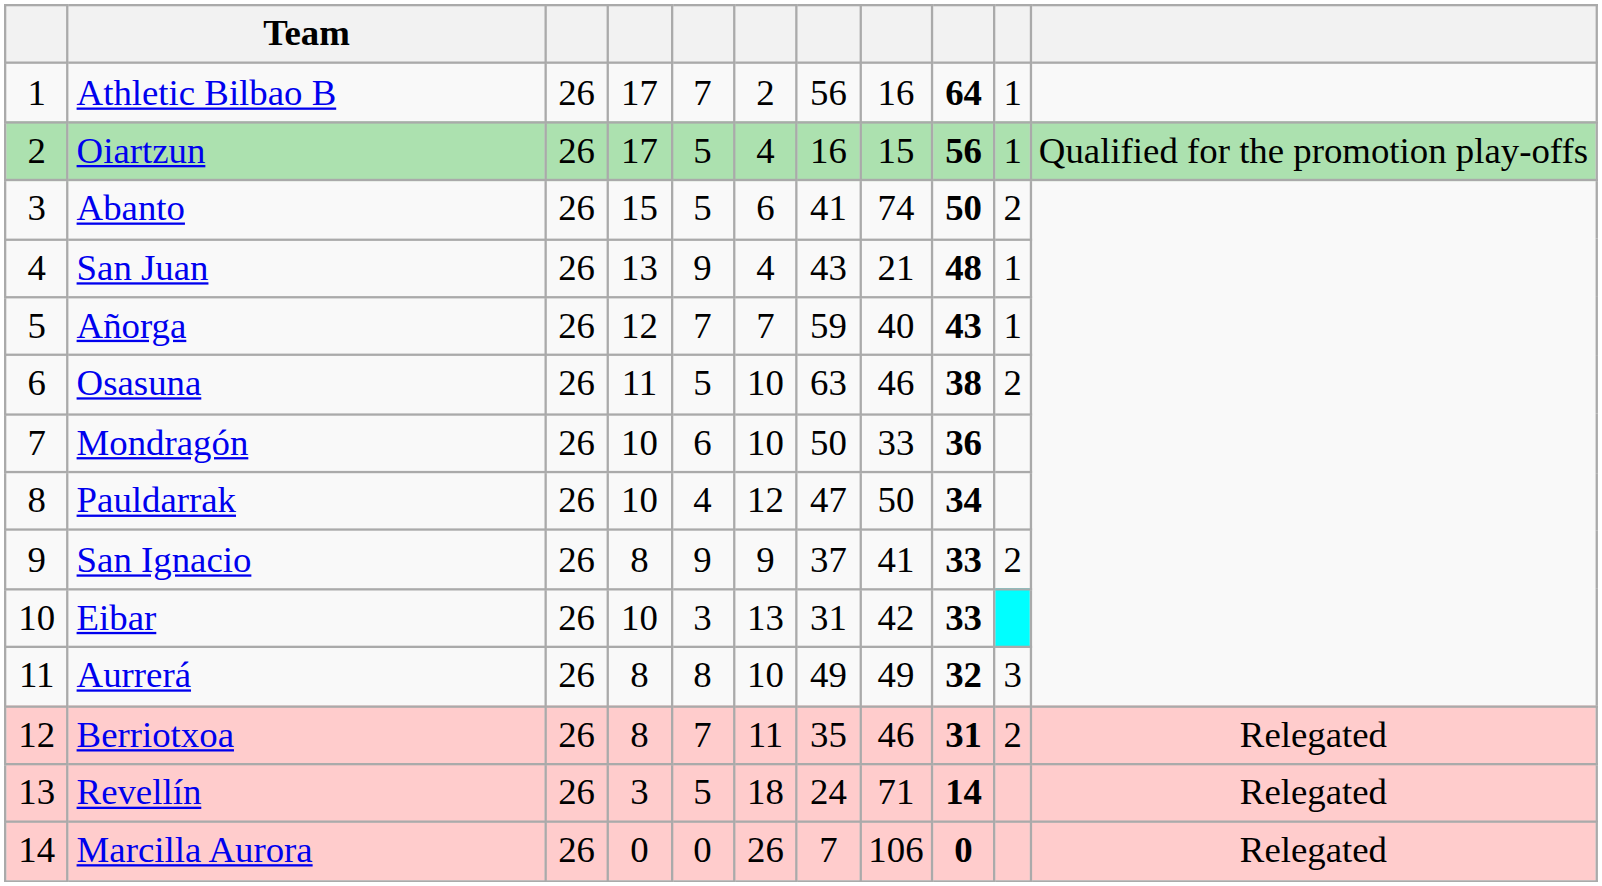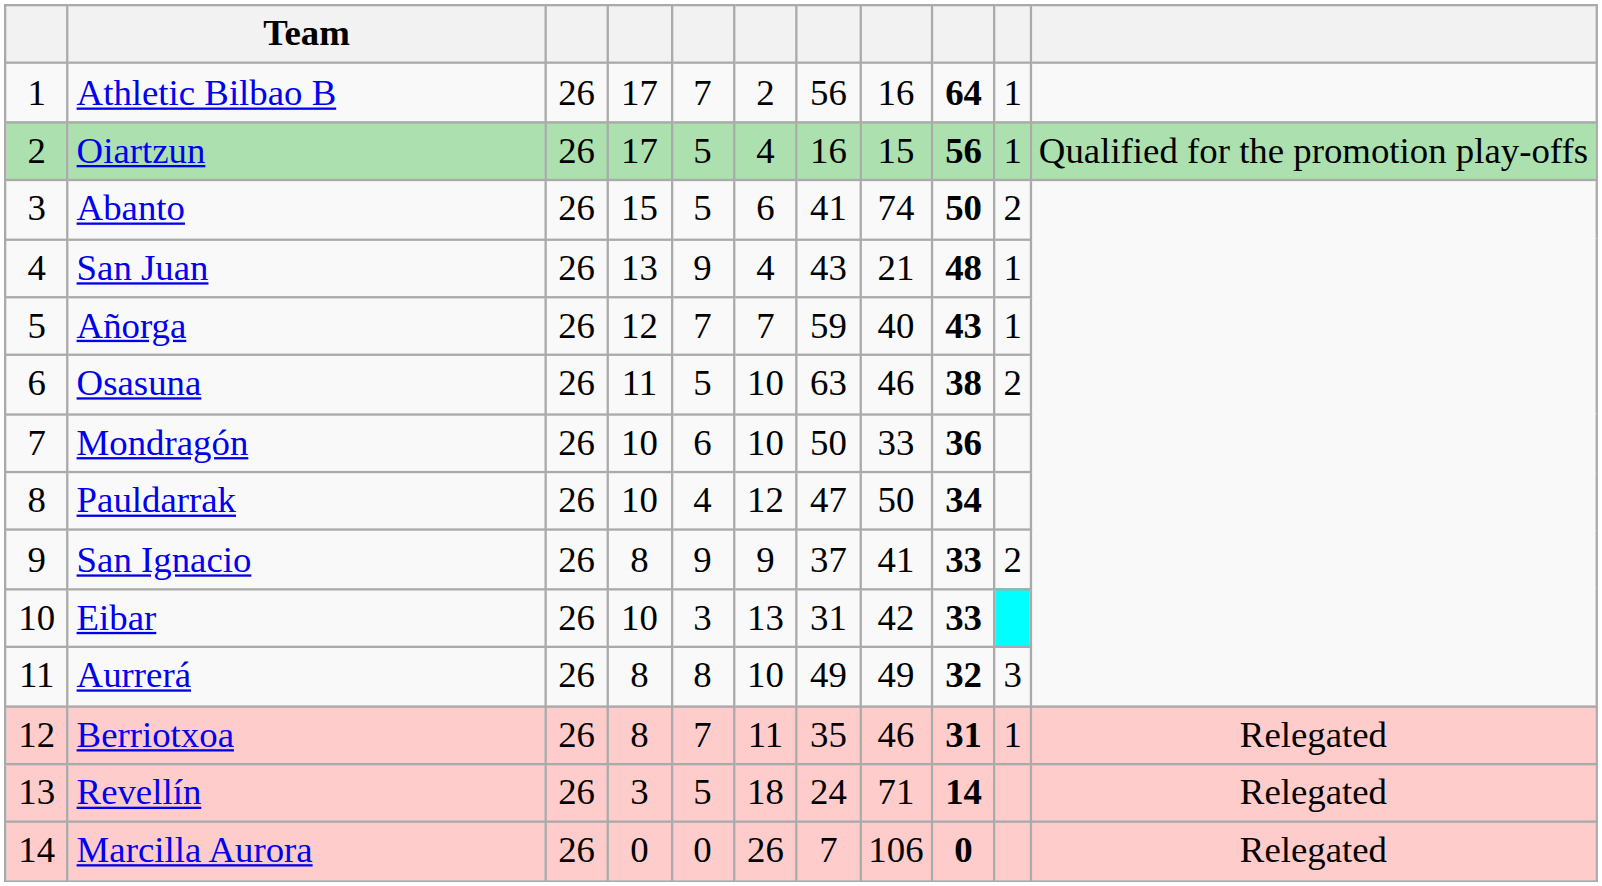(1013, 734) 2 -> (1013, 734) 1
